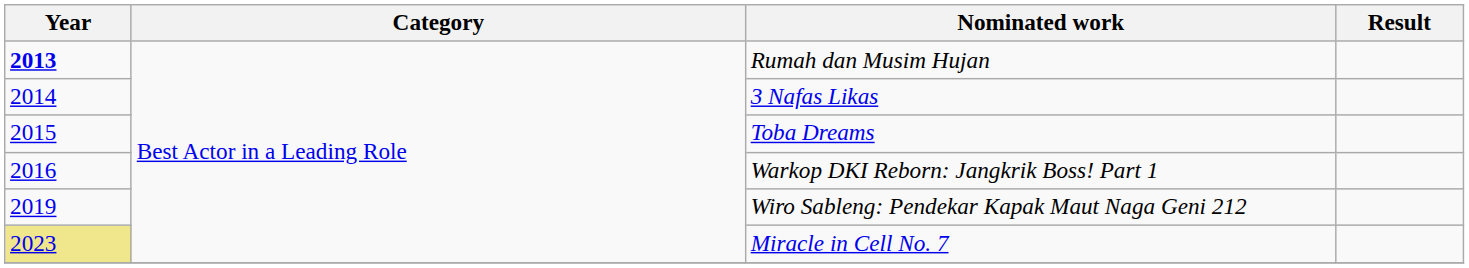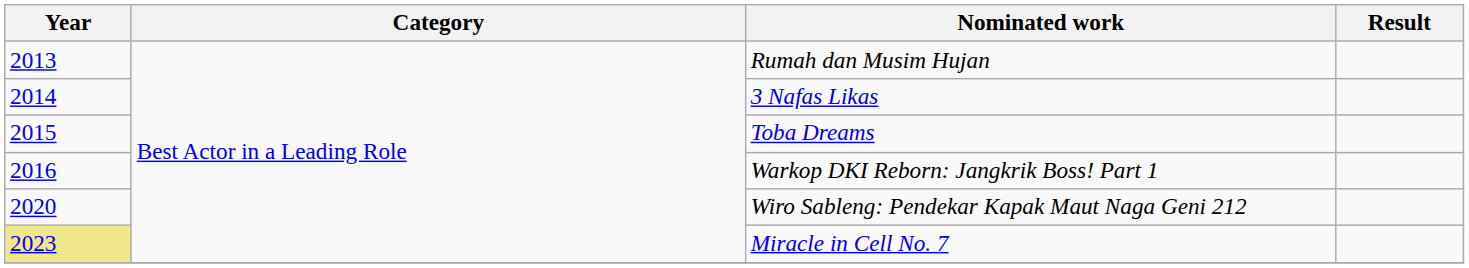(33, 59) bold -> (33, 59) normal
(33, 206) 2019 -> (33, 206) 2020
